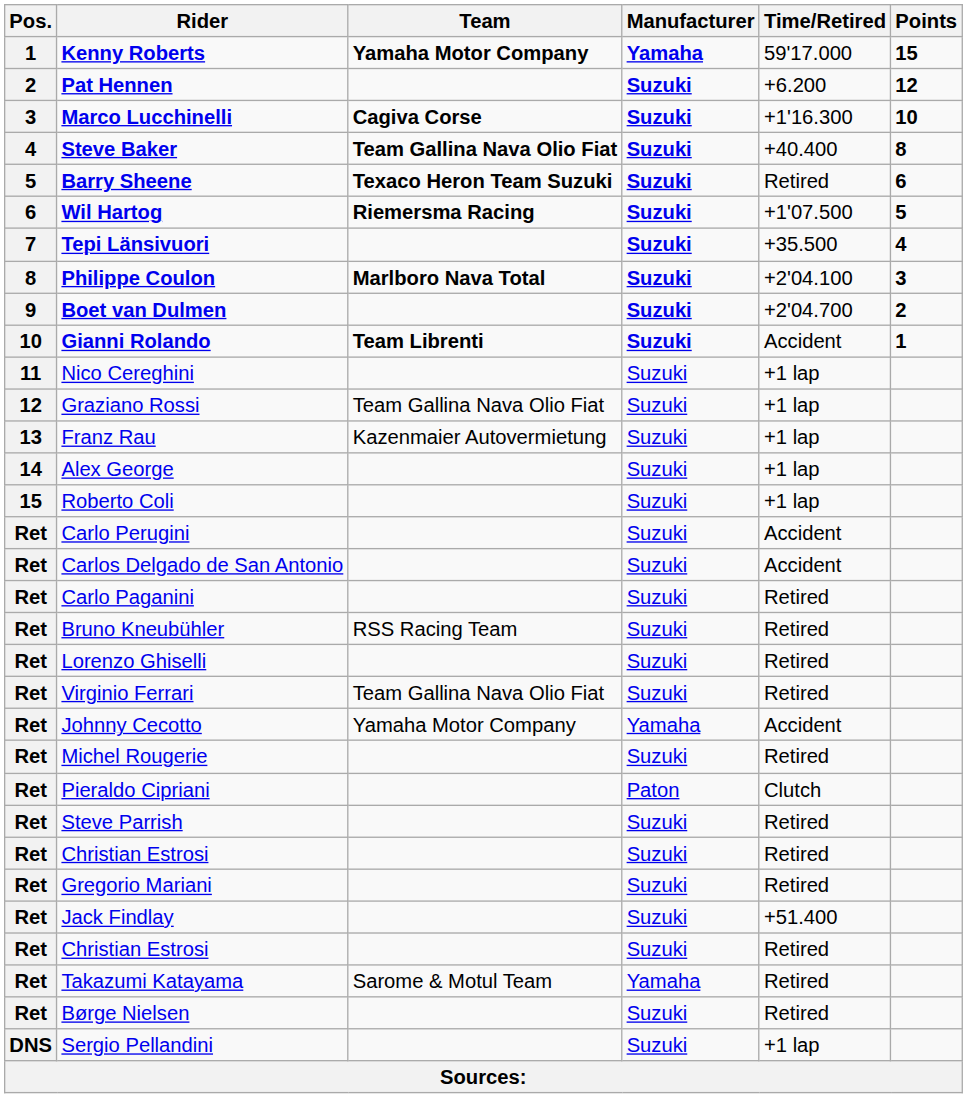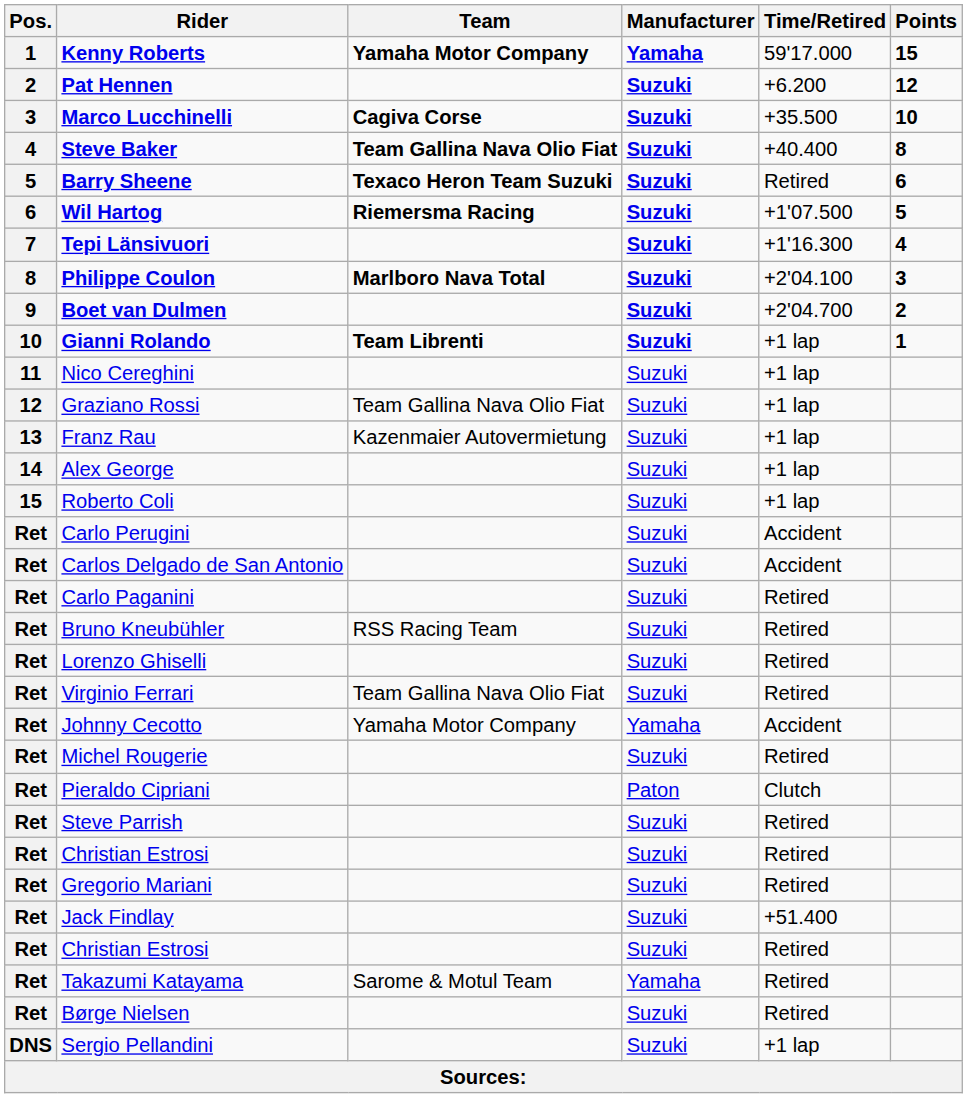(808, 117) +1'16.300 -> (801, 117) +35.500
(801, 245) +35.500 -> (808, 245) +1'16.300
(803, 341) Accident -> (792, 341) +1 lap
